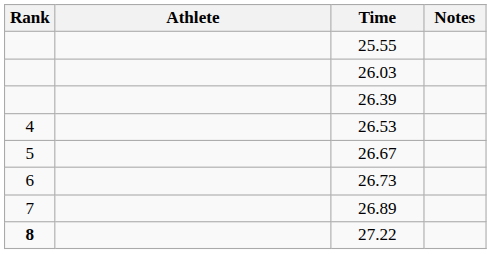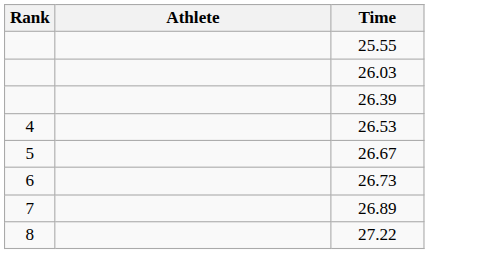- column: (455, 18)
(30, 235) bold -> (30, 235) normal
